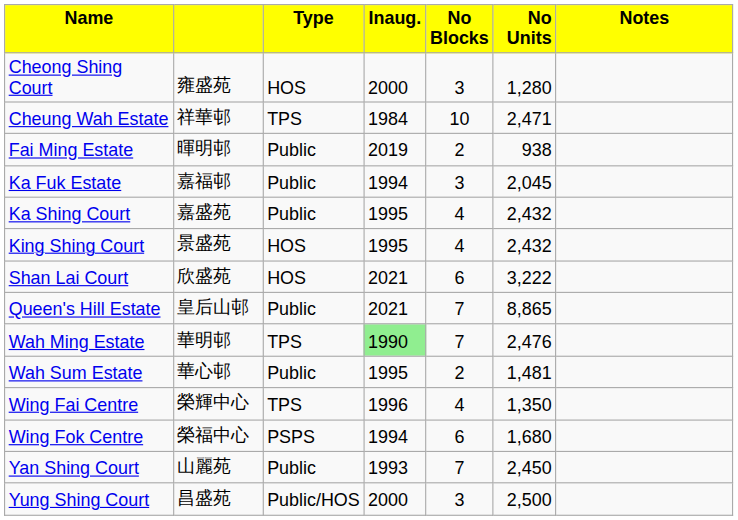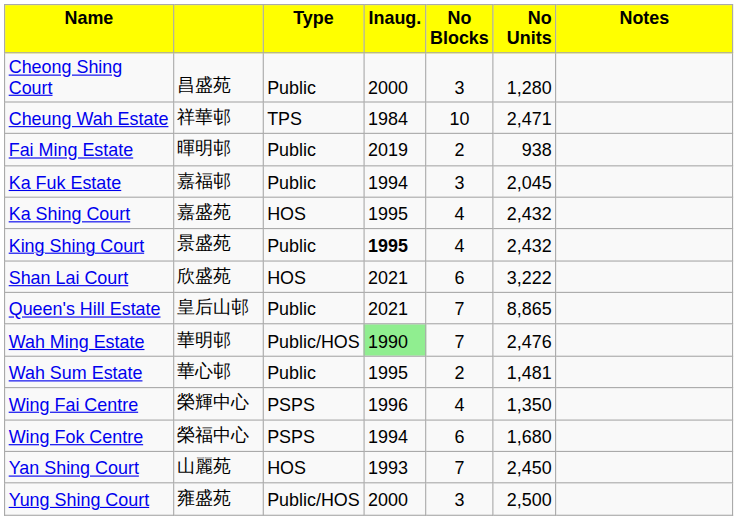(204, 85) 雍盛苑 -> (204, 85) 昌盛苑
(287, 87) HOS -> (292, 87) Public
(292, 214) Public -> (287, 214) HOS
(287, 246) HOS -> (292, 246) Public
(388, 246) normal -> (388, 246) bold
(285, 341) TPS -> (313, 341) Public/HOS
(285, 405) TPS -> (291, 405) PSPS
(292, 468) Public -> (287, 468) HOS
(204, 498) 昌盛苑 -> (204, 498) 雍盛苑
